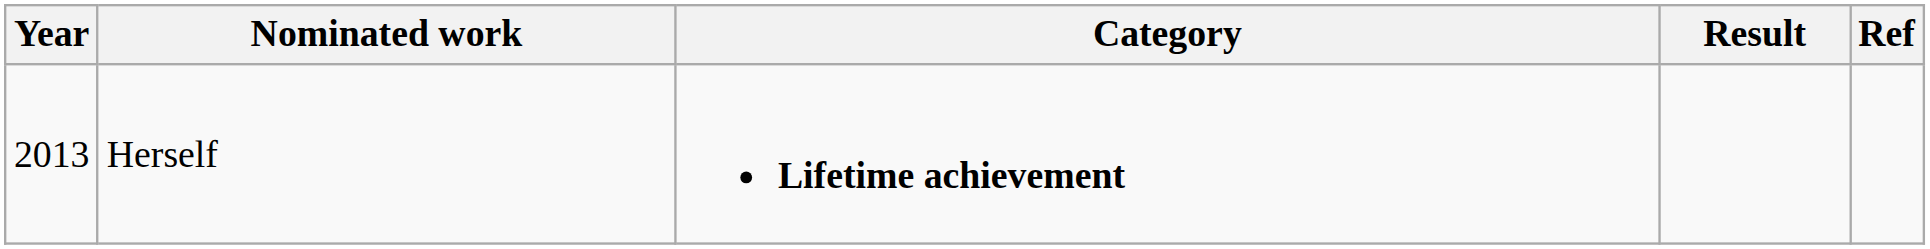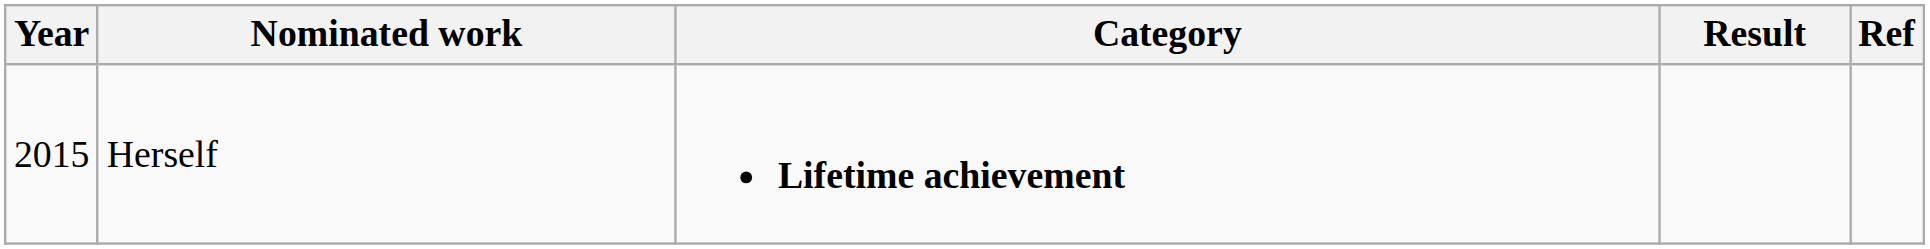(52, 153) 2013 -> (52, 153) 2015
